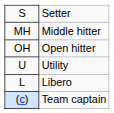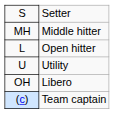(22, 48) OH -> (22, 48) L
(22, 83) L -> (22, 83) OH
